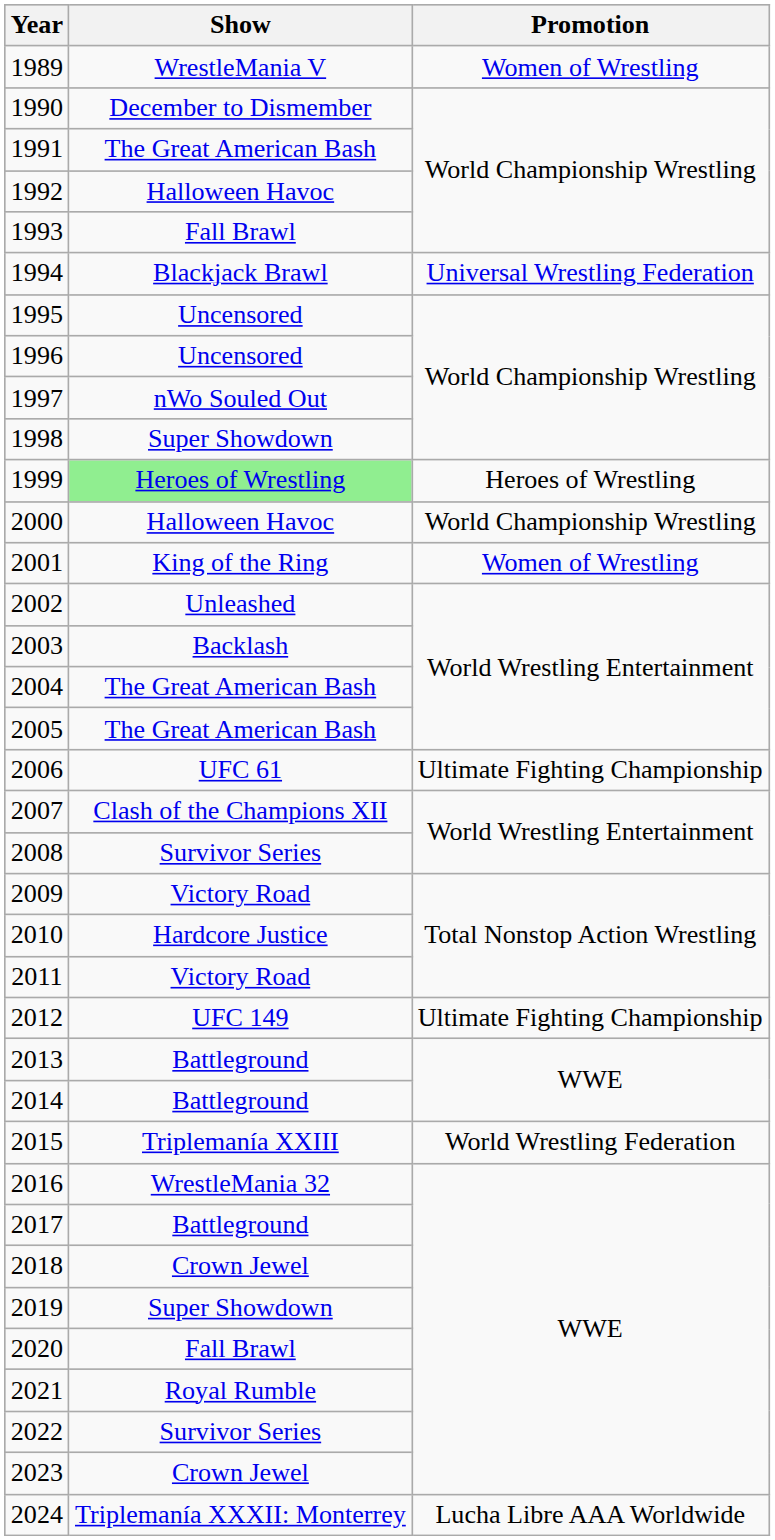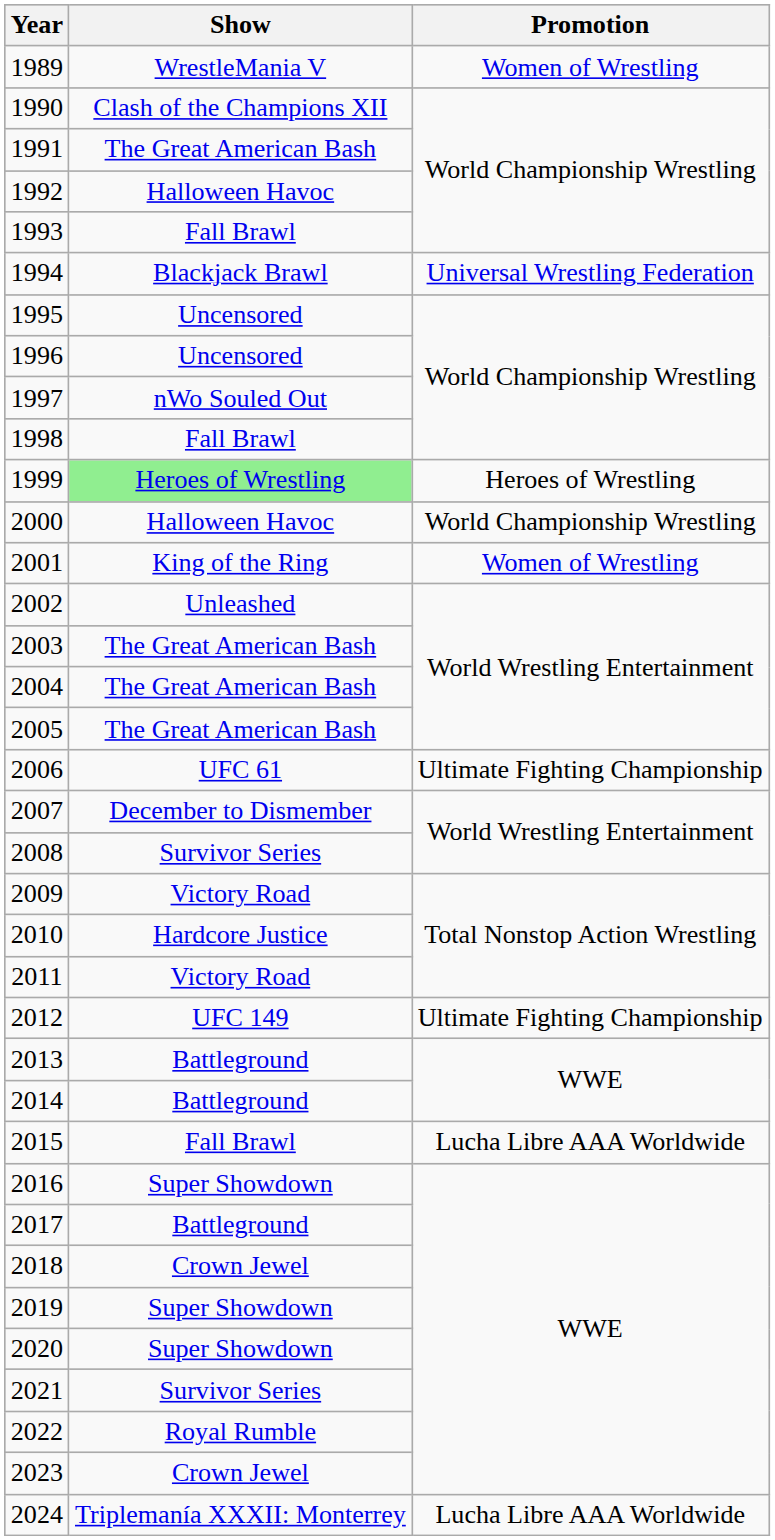(240, 107) December to Dismember -> (240, 107) Clash of the Champions XII
(240, 438) Super Showdown -> (240, 438) Fall Brawl
(240, 645) Backlash -> (240, 645) The Great American Bash
(240, 811) Clash of the Champions XII -> (240, 811) December to Dismember
(240, 1141) Triplemanía XXIII -> (240, 1141) Fall Brawl
(590, 1141) World Wrestling Federation -> (590, 1141) Lucha Libre AAA Worldwide
(240, 1183) WrestleMania 32 -> (240, 1183) Super Showdown
(240, 1348) Fall Brawl -> (240, 1348) Super Showdown
(240, 1390) Royal Rumble -> (240, 1390) Survivor Series
(240, 1431) Survivor Series -> (240, 1431) Royal Rumble
